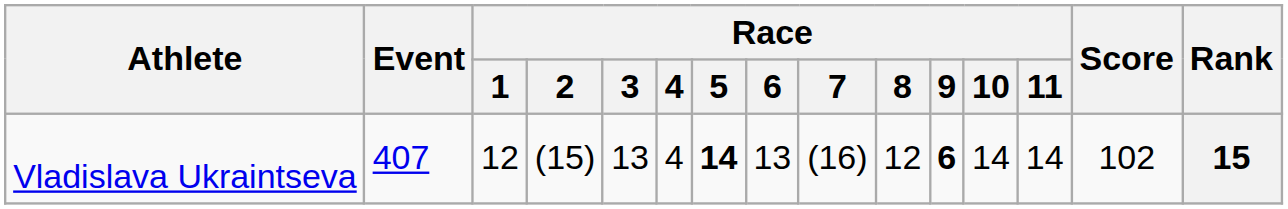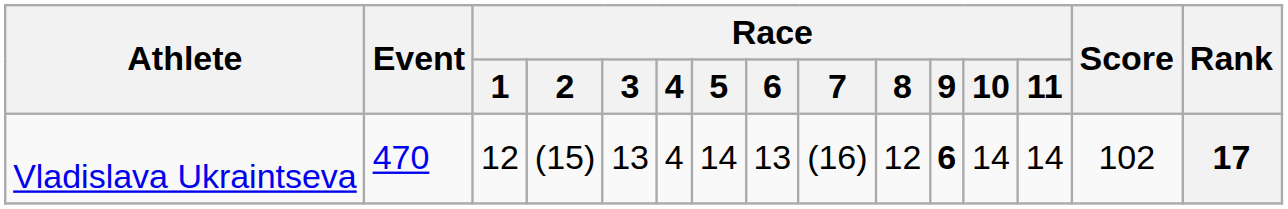(401, 159) 407 -> (401, 159) 470
(719, 159) bold -> (719, 159) normal
(1231, 159) 15 -> (1231, 159) 17
